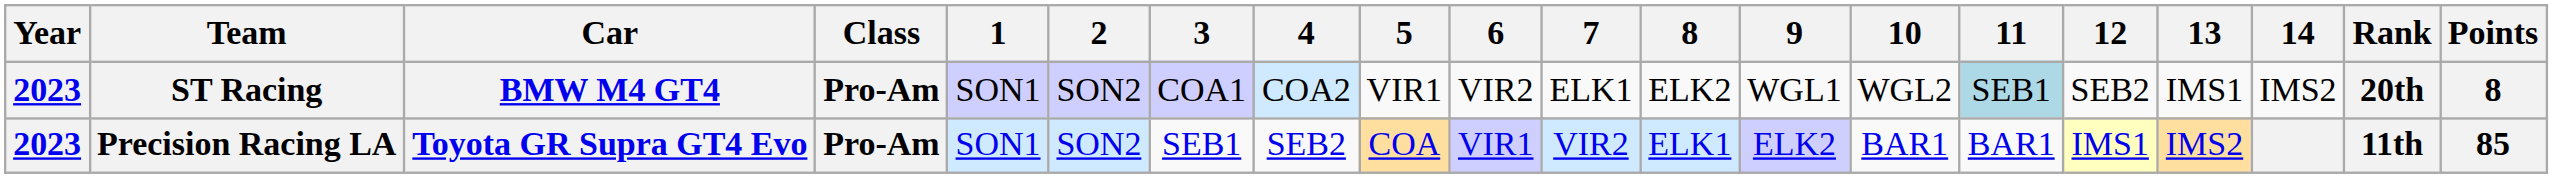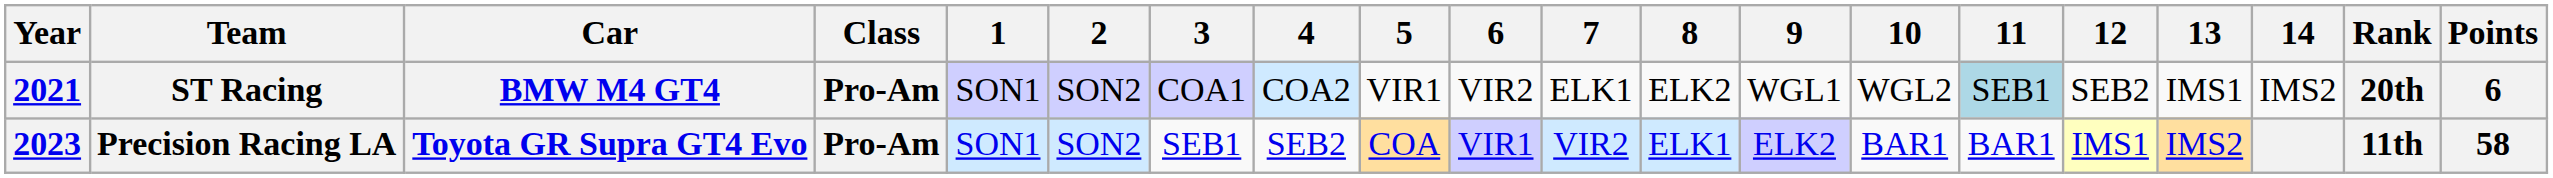(47, 88) 2023 -> (47, 88) 2021
(2493, 88) 8 -> (2493, 88) 6
(2493, 145) 85 -> (2493, 145) 58
